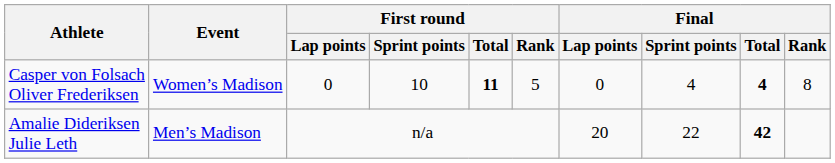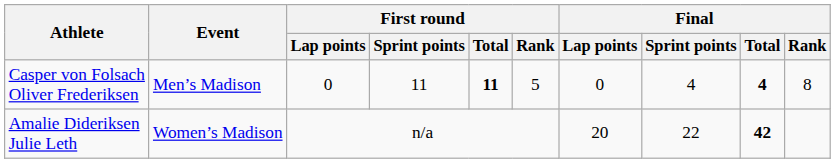(218, 84) Women’s Madison -> (207, 84) Men’s Madison
(419, 84) 10 -> (419, 84) 11
(207, 133) Men’s Madison -> (218, 133) Women’s Madison
